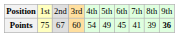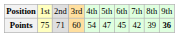(60, 25) 67 -> (60, 25) 71
(107, 25) 49 -> (107, 25) 47
(137, 25) 41 -> (137, 25) 42
